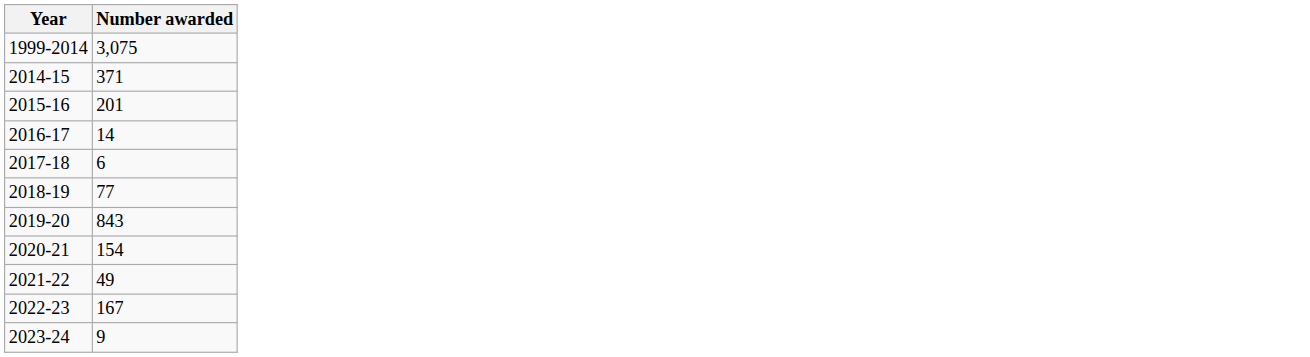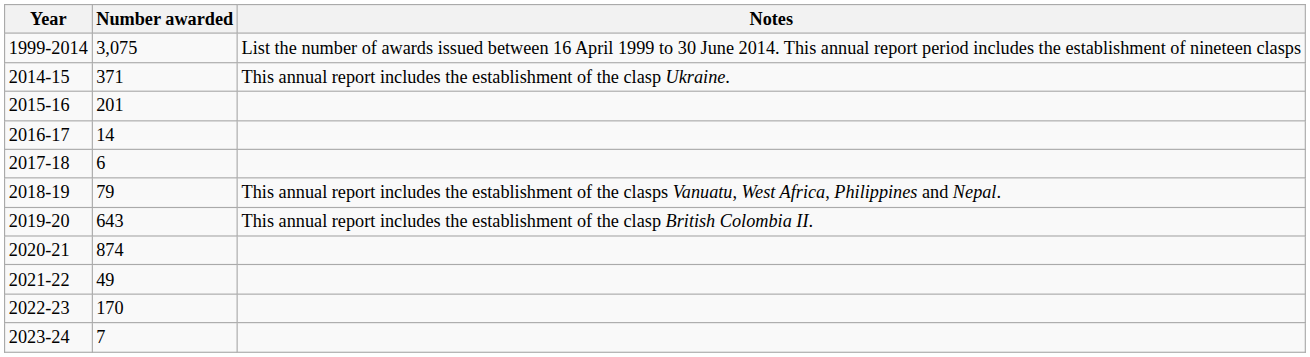+ column: (771, 18)
(105, 192) 77 -> (105, 192) 79
(110, 221) 843 -> (110, 221) 643
(110, 250) 154 -> (110, 250) 874
(110, 308) 167 -> (110, 308) 170
(101, 337) 9 -> (101, 337) 7
